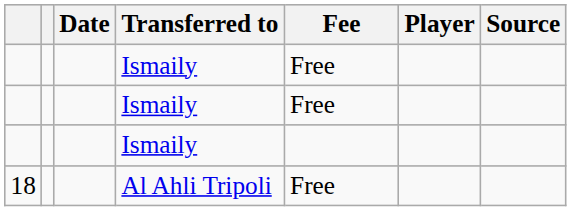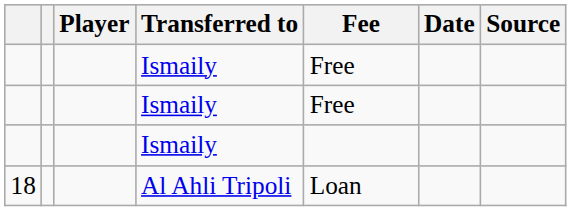columns swapped: (440, 24) <-> (84, 24)
(313, 184) Free -> (336, 184) Loan
